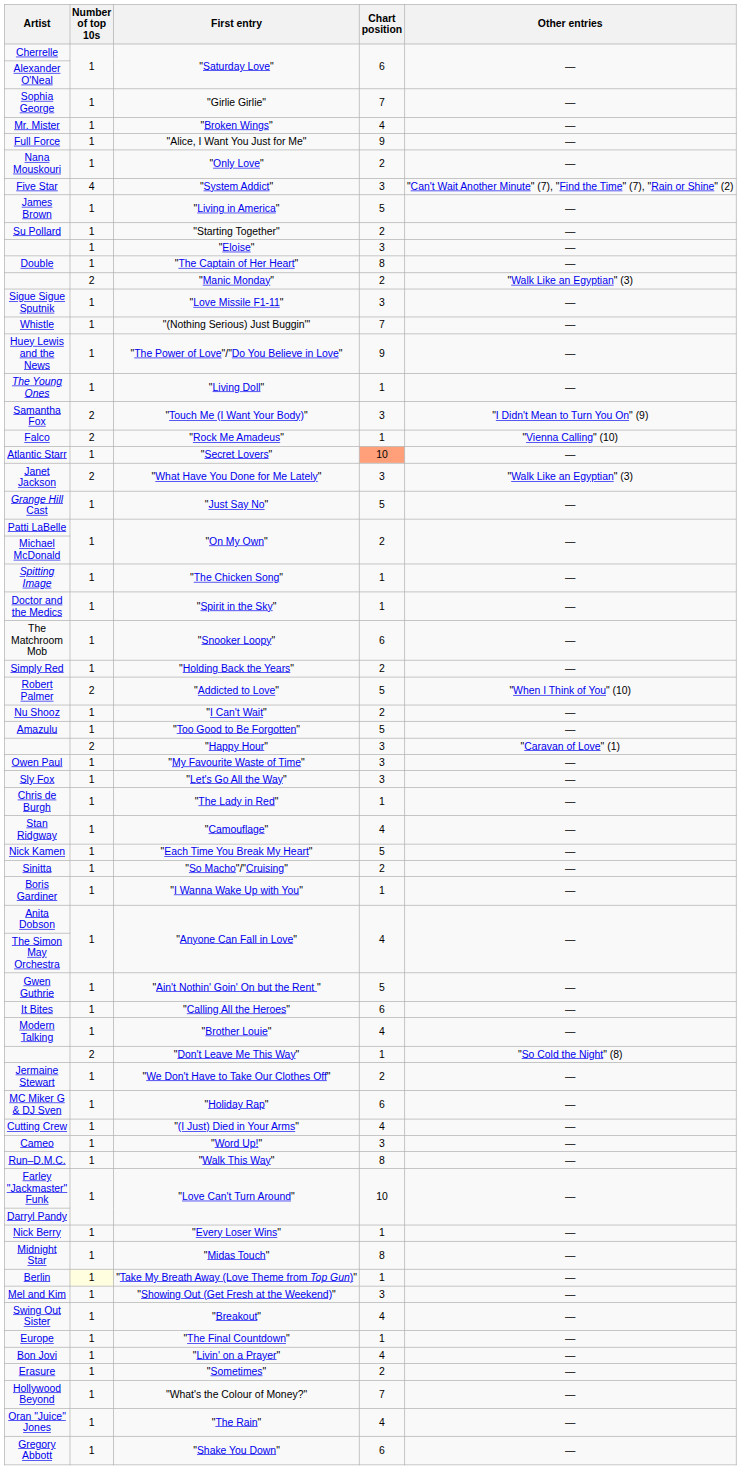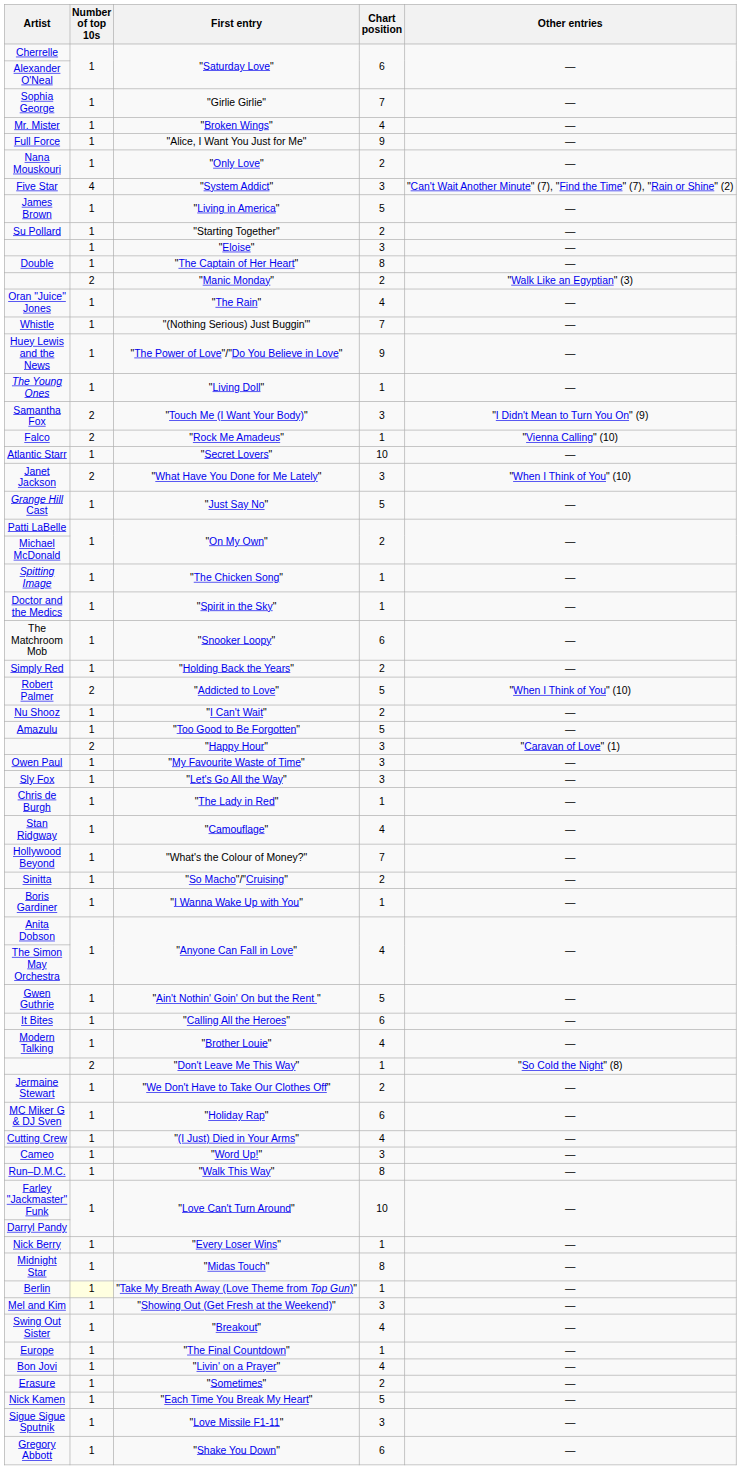rows swapped: (37, 303) <-> (37, 1422)
(382, 454) lightsalmon background -> (382, 454) no background
(570, 477) "Walk Like an Egyptian" (3) -> (570, 477) "When I Think of You" (10)
rows swapped: (37, 1394) <-> (37, 852)
